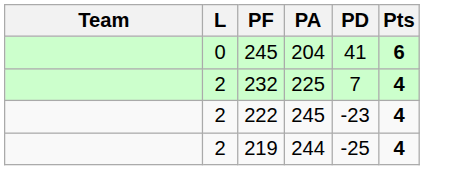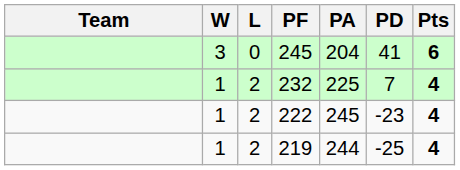+ column: (220, 20)
